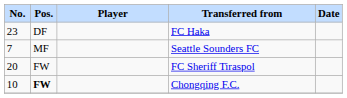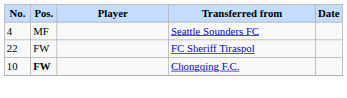- row: (190, 31)
(10, 49) 7 -> (10, 31) 4
(12, 66) 20 -> (12, 49) 22
